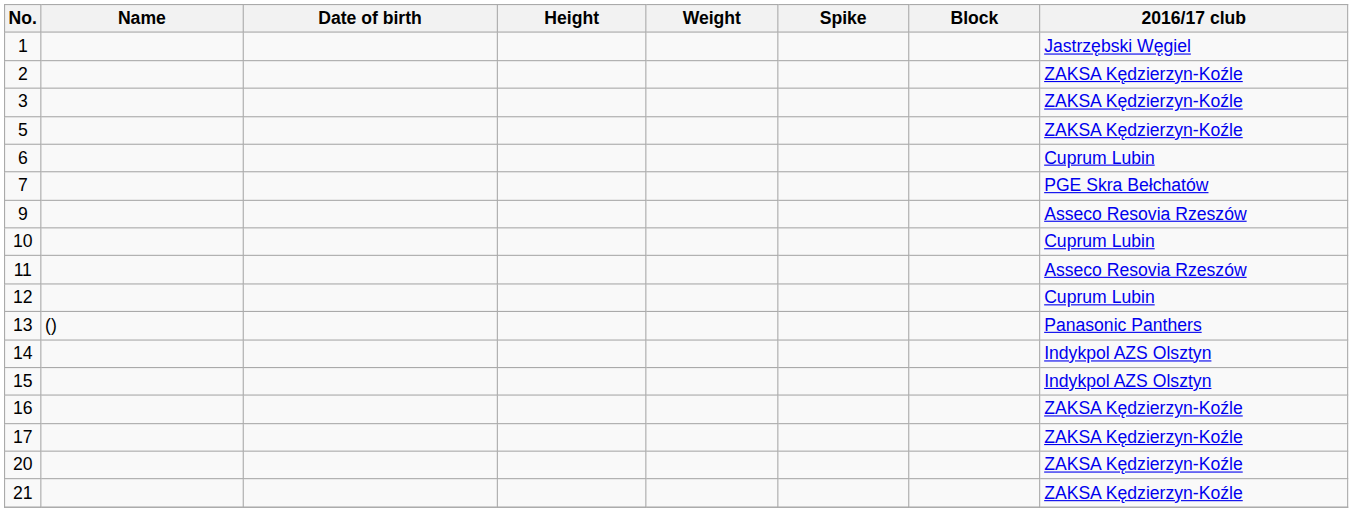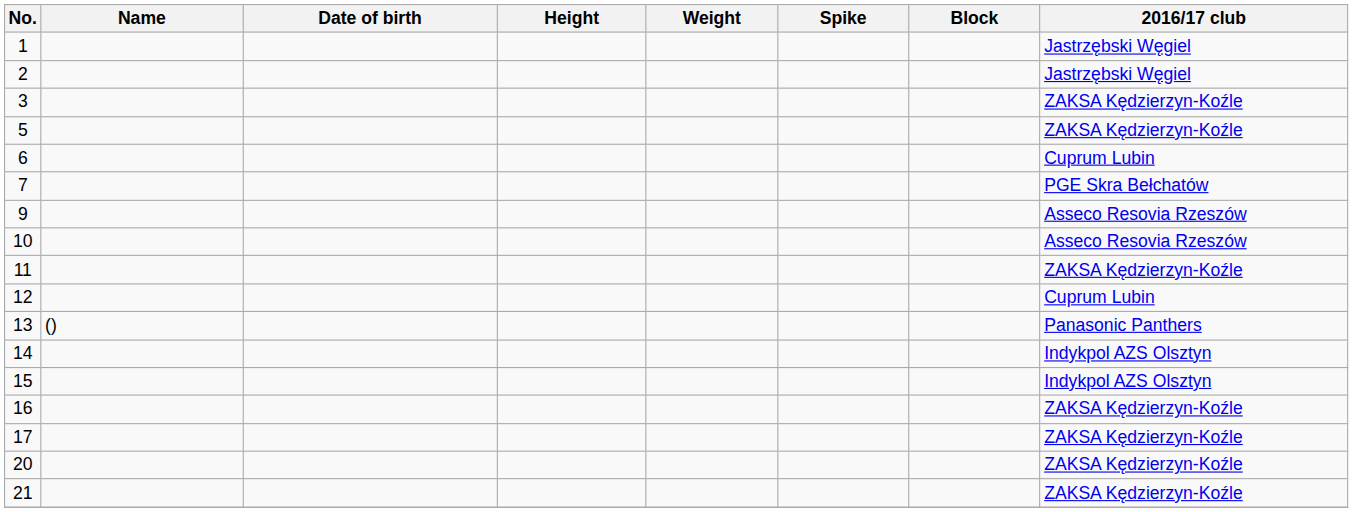(1143, 74) ZAKSA Kędzierzyn-Koźle -> (1118, 74) Jastrzębski Węgiel
(1099, 241) Cuprum Lubin -> (1145, 241) Asseco Resovia Rzeszów
(1145, 269) Asseco Resovia Rzeszów -> (1143, 269) ZAKSA Kędzierzyn-Koźle
